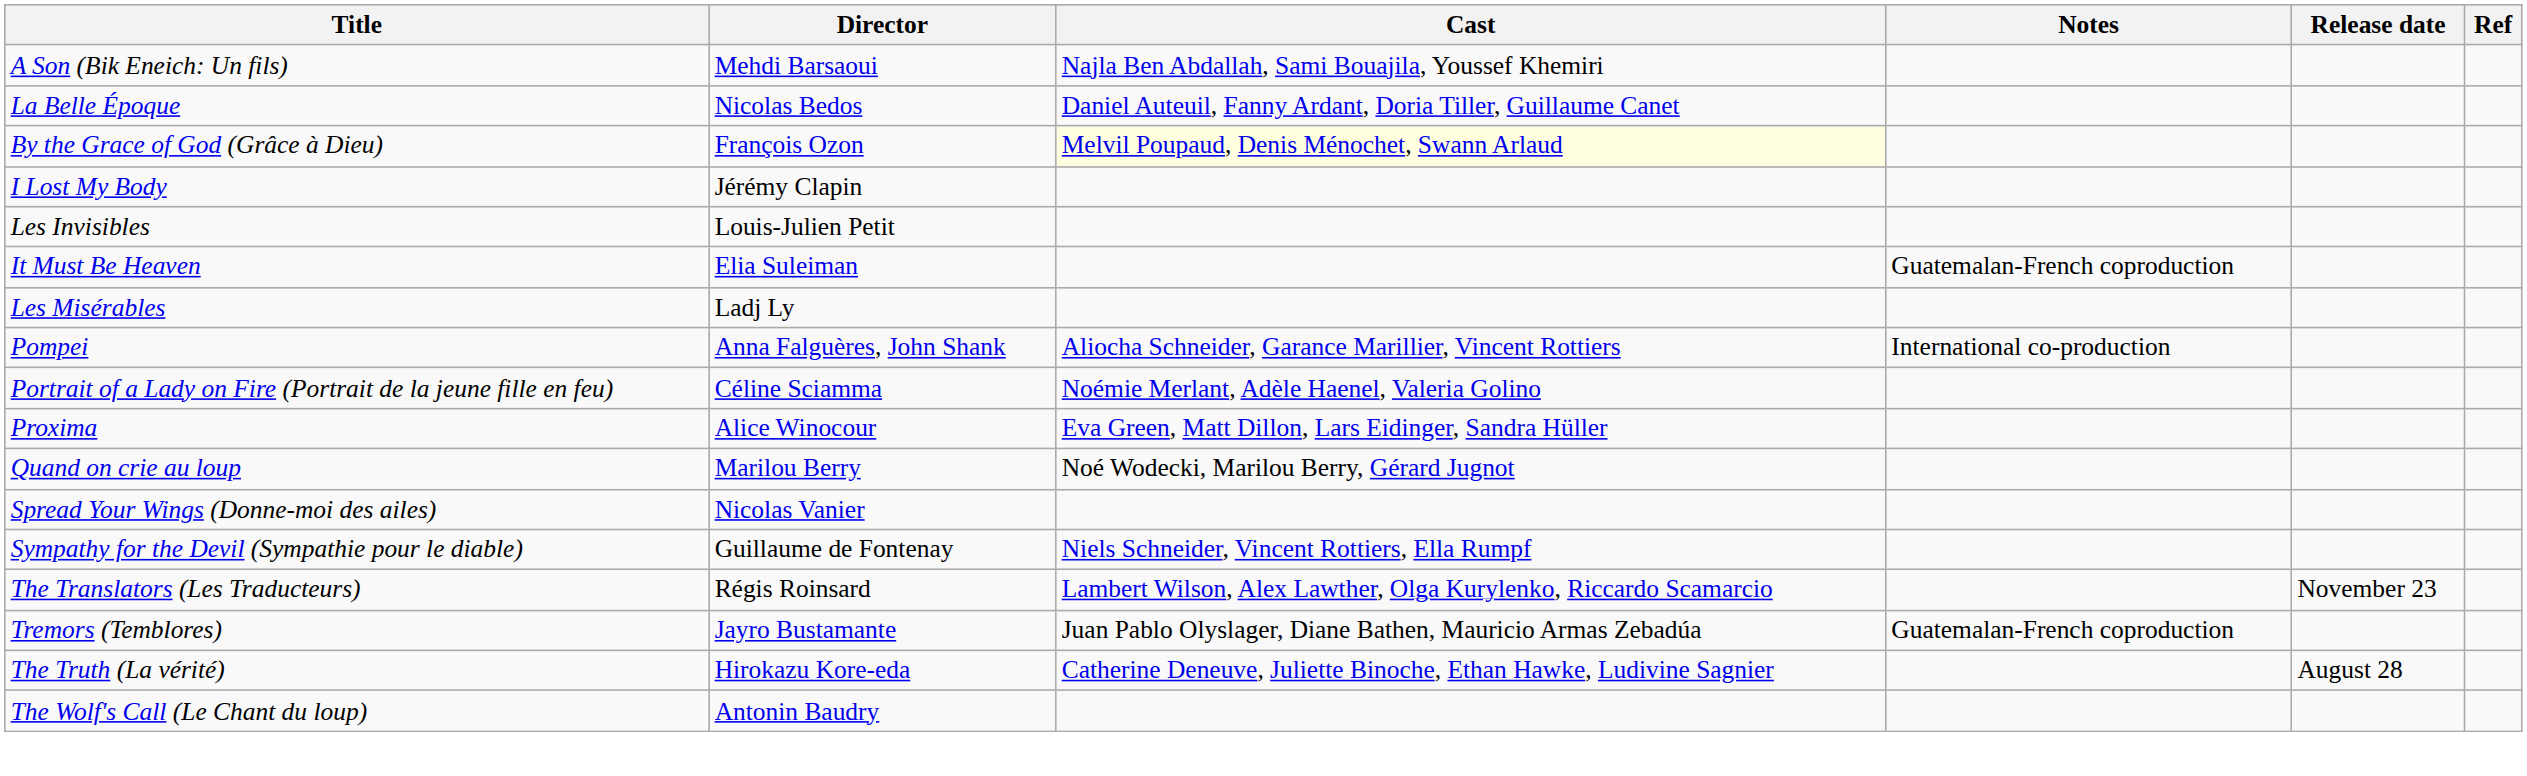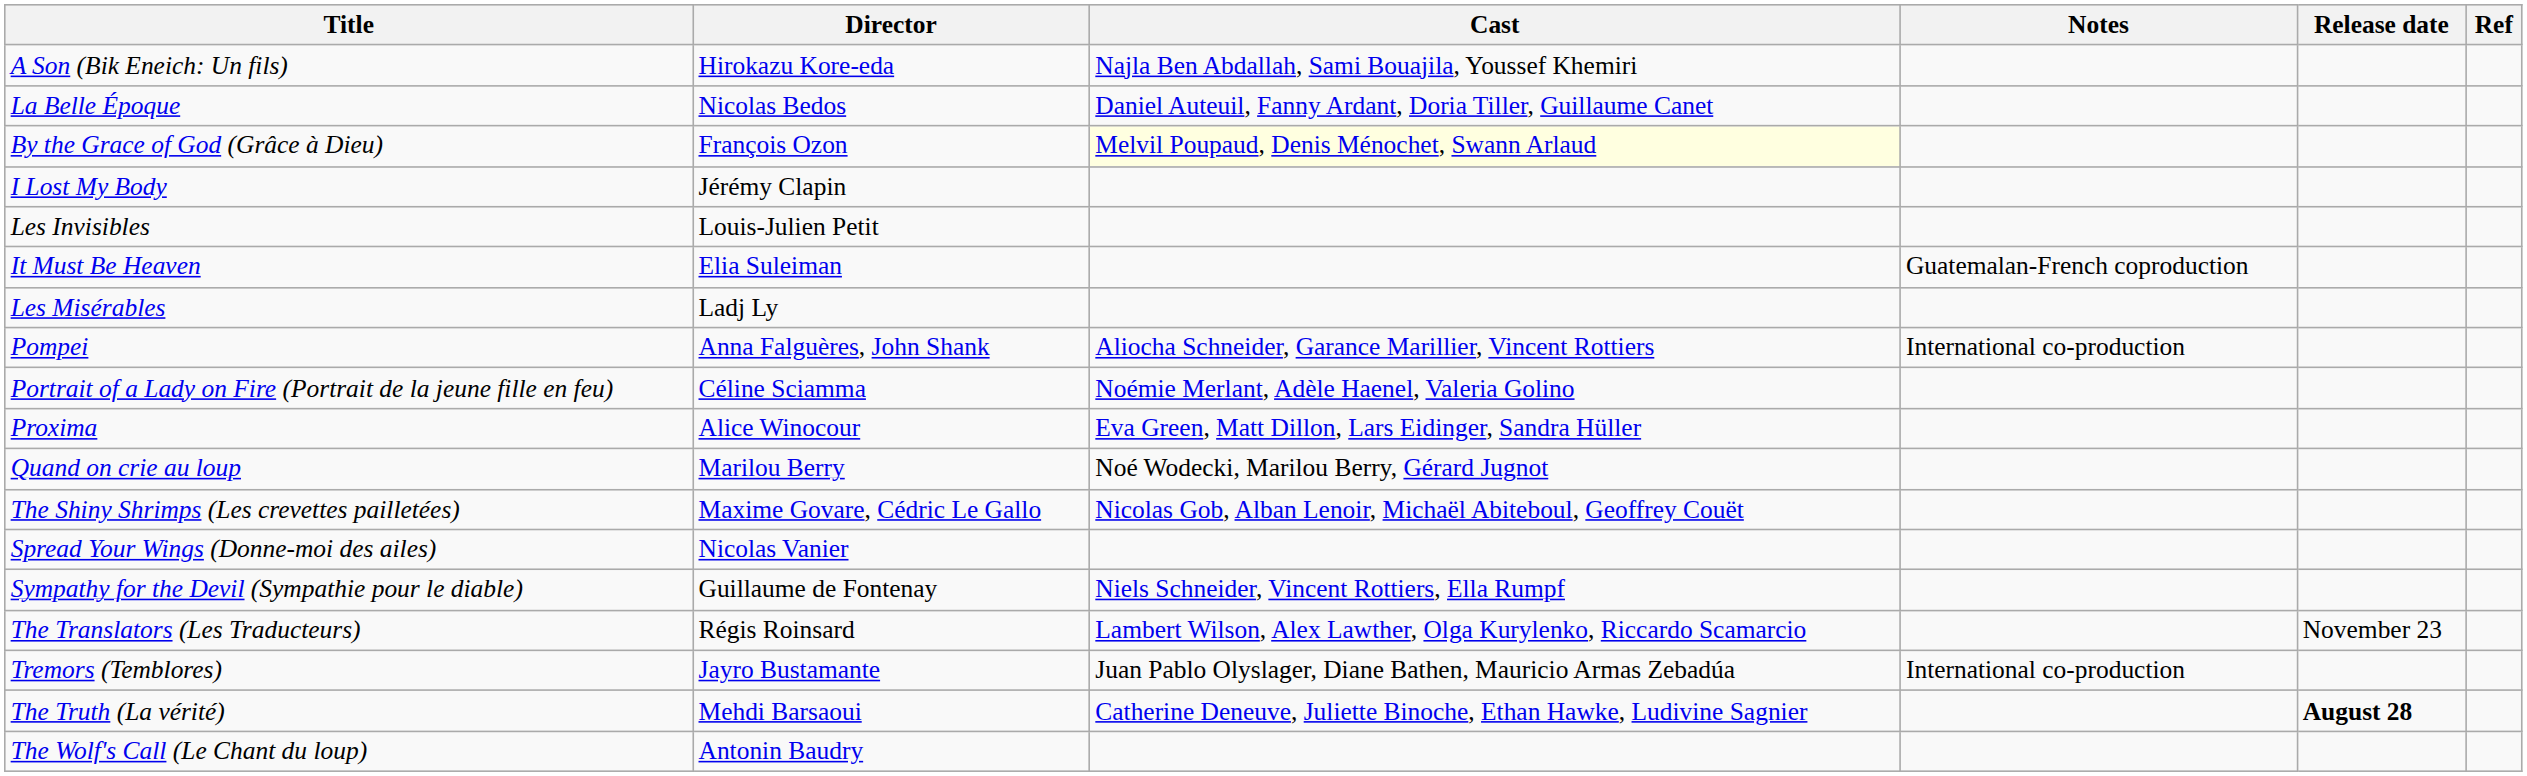(796, 65) Mehdi Barsaoui -> (796, 65) Hirokazu Kore-eda
+ row: (235, 508)
(2063, 629) Guatemalan-French coproduction -> (2045, 670) International co-production
(812, 670) Hirokazu Kore-eda -> (780, 710) Mehdi Barsaoui
(2350, 670) normal -> (2358, 710) bold
